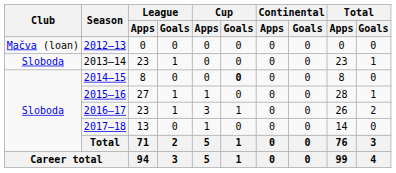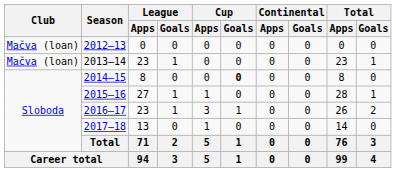(43, 61) Sloboda -> (43, 61) Mačva (loan)
